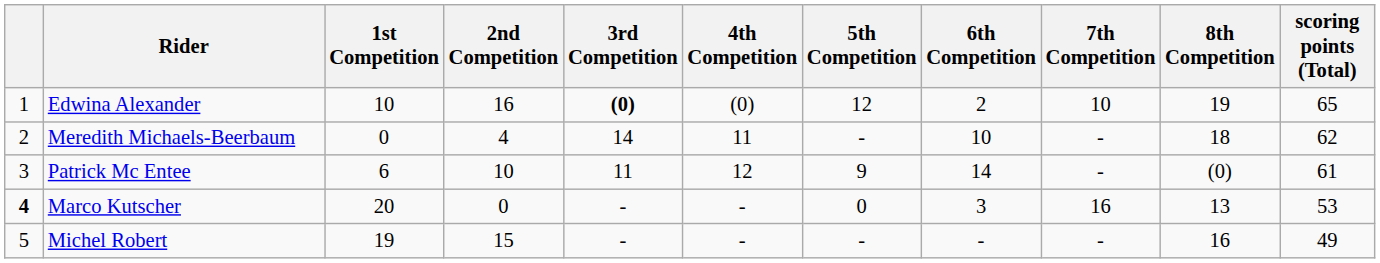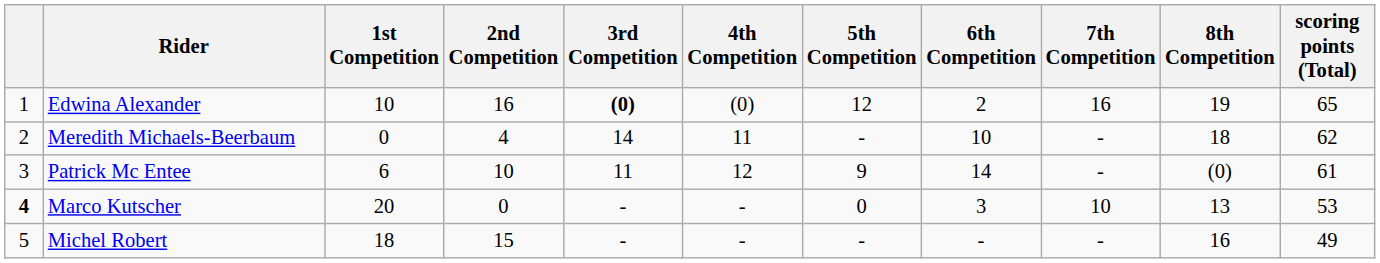(1100, 104) 10 -> (1100, 104) 16
(1100, 206) 16 -> (1100, 206) 10
(384, 240) 19 -> (384, 240) 18
